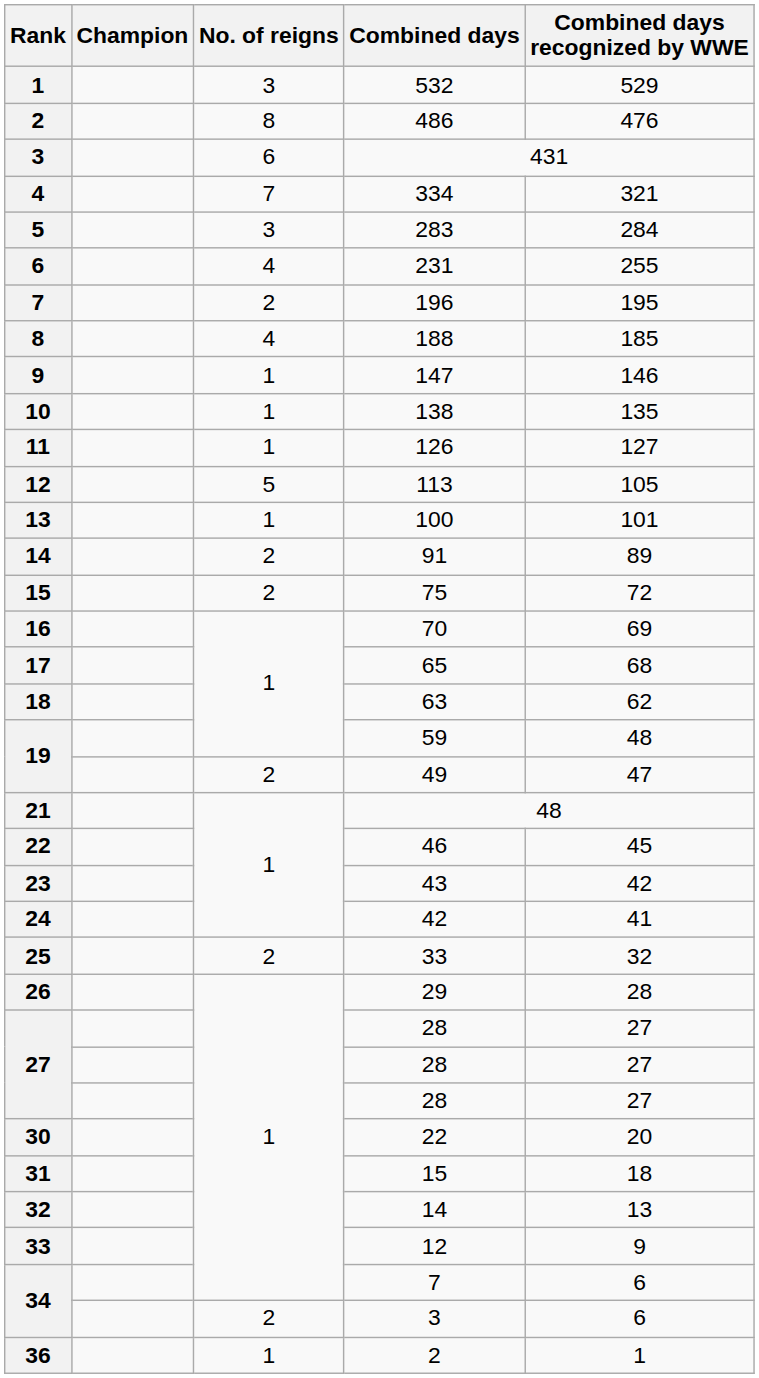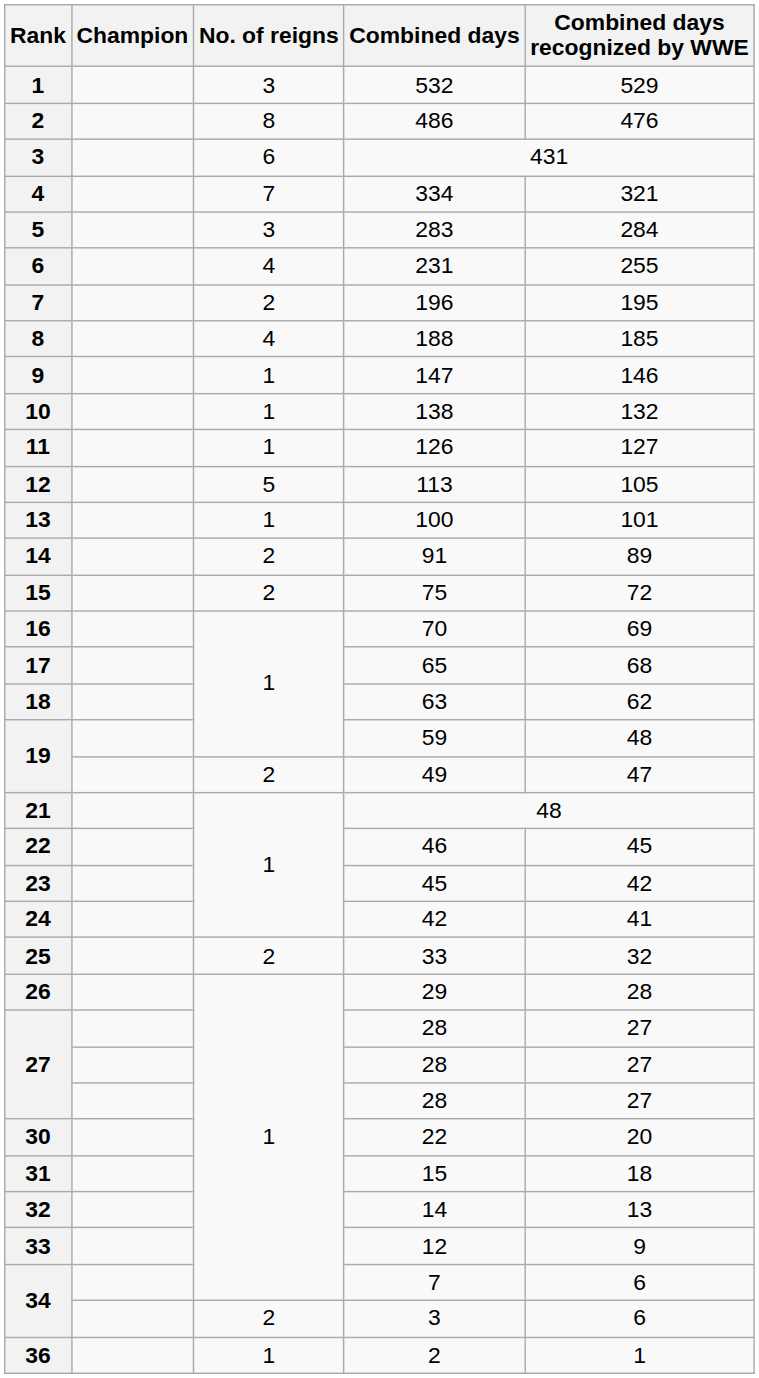(639, 411) 135 -> (639, 411) 132
(434, 882) 43 -> (434, 882) 45
